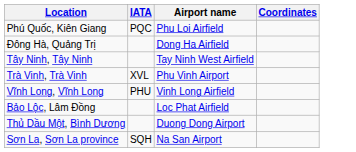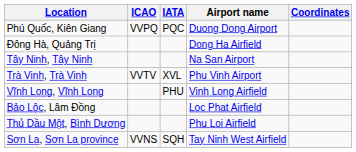+ column: (144, 12)
(190, 28) Phu Loi Airfield -> (233, 28) Duong Dong Airport
(205, 60) Tay Ninh West Airfield -> (222, 60) Na San Airport
(201, 124) Duong Dong Airport -> (222, 124) Phu Loi Airfield
(189, 140) Na San Airport -> (238, 140) Tay Ninh West Airfield
